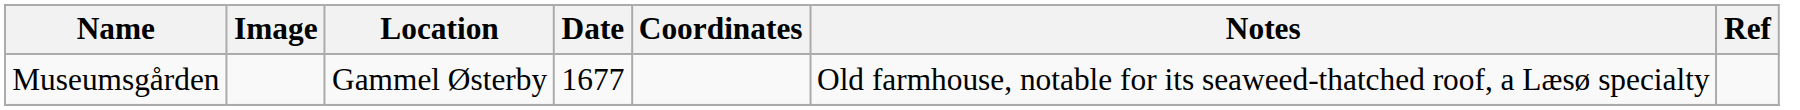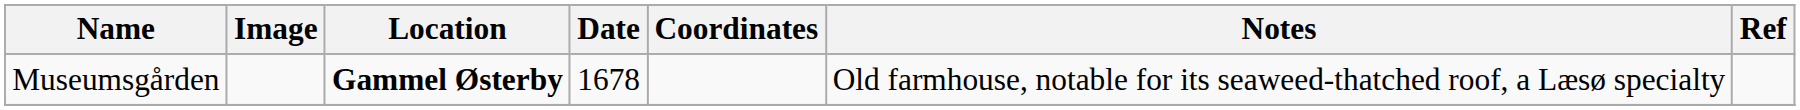(440, 79) normal -> (447, 79) bold
(593, 79) 1677 -> (609, 79) 1678
